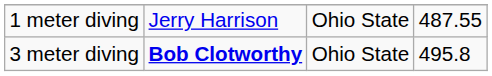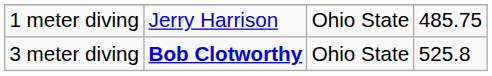(450, 20) 487.55 -> (450, 20) 485.75
(445, 53) 495.8 -> (445, 53) 525.8
